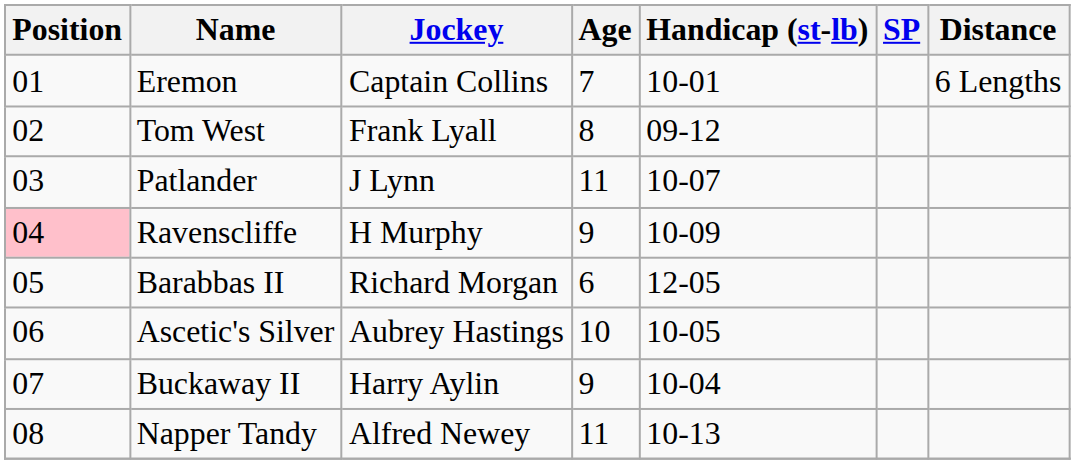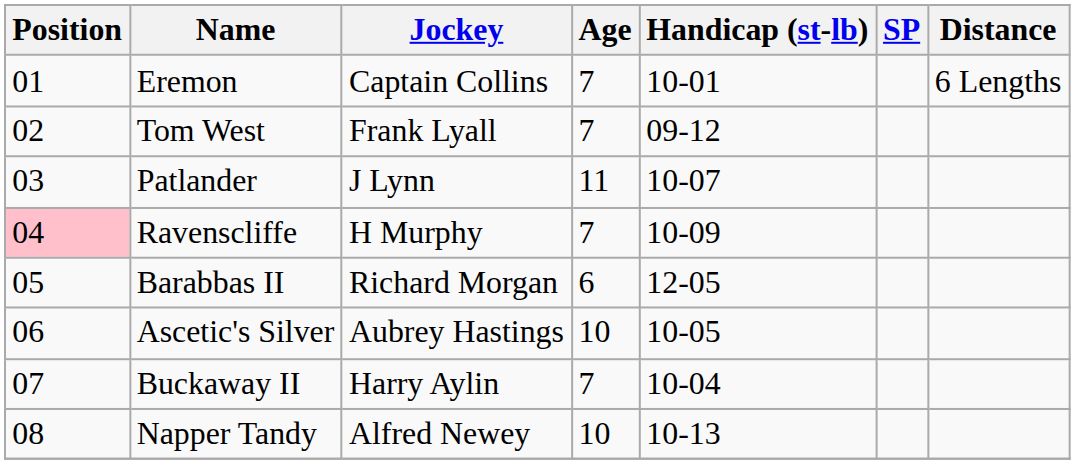(587, 130) 8 -> (587, 130) 7
(587, 231) 9 -> (587, 231) 7
(587, 383) 9 -> (587, 383) 7
(594, 433) 11 -> (595, 433) 10
